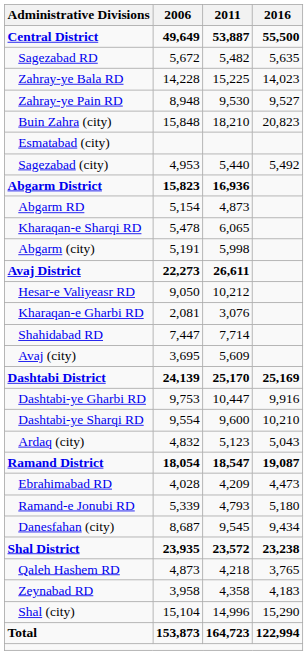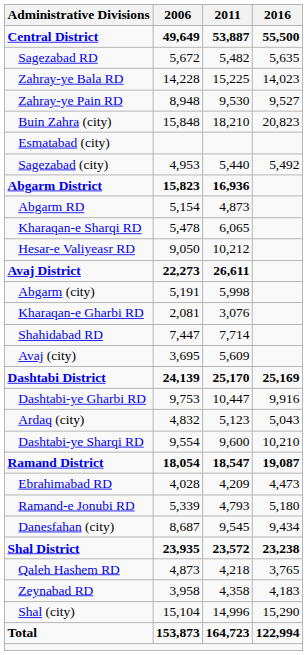rows swapped: (57, 249) <-> (77, 292)
rows swapped: (81, 420) <-> (51, 441)
